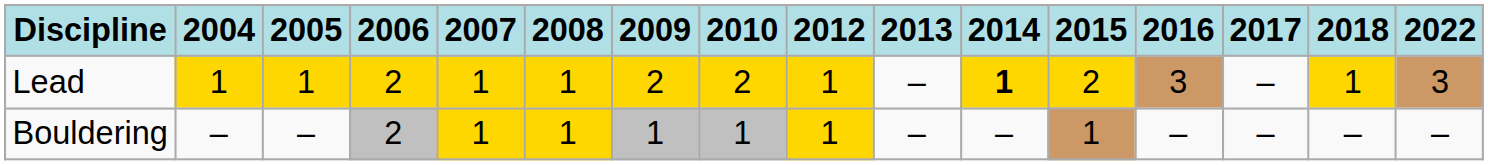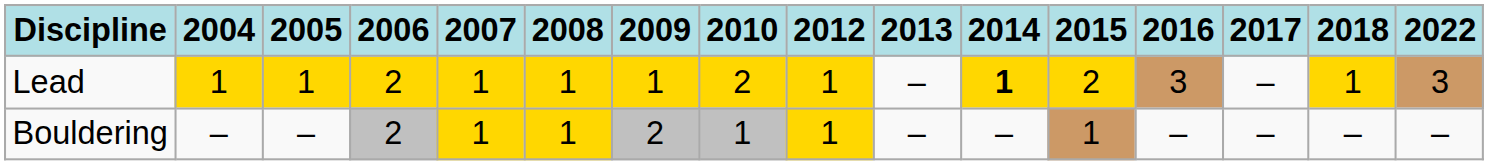(655, 81) 2 -> (655, 81) 1
(655, 133) 1 -> (655, 133) 2
